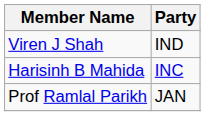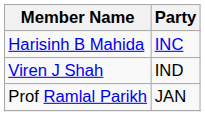rows swapped: (76, 70) <-> (56, 44)
